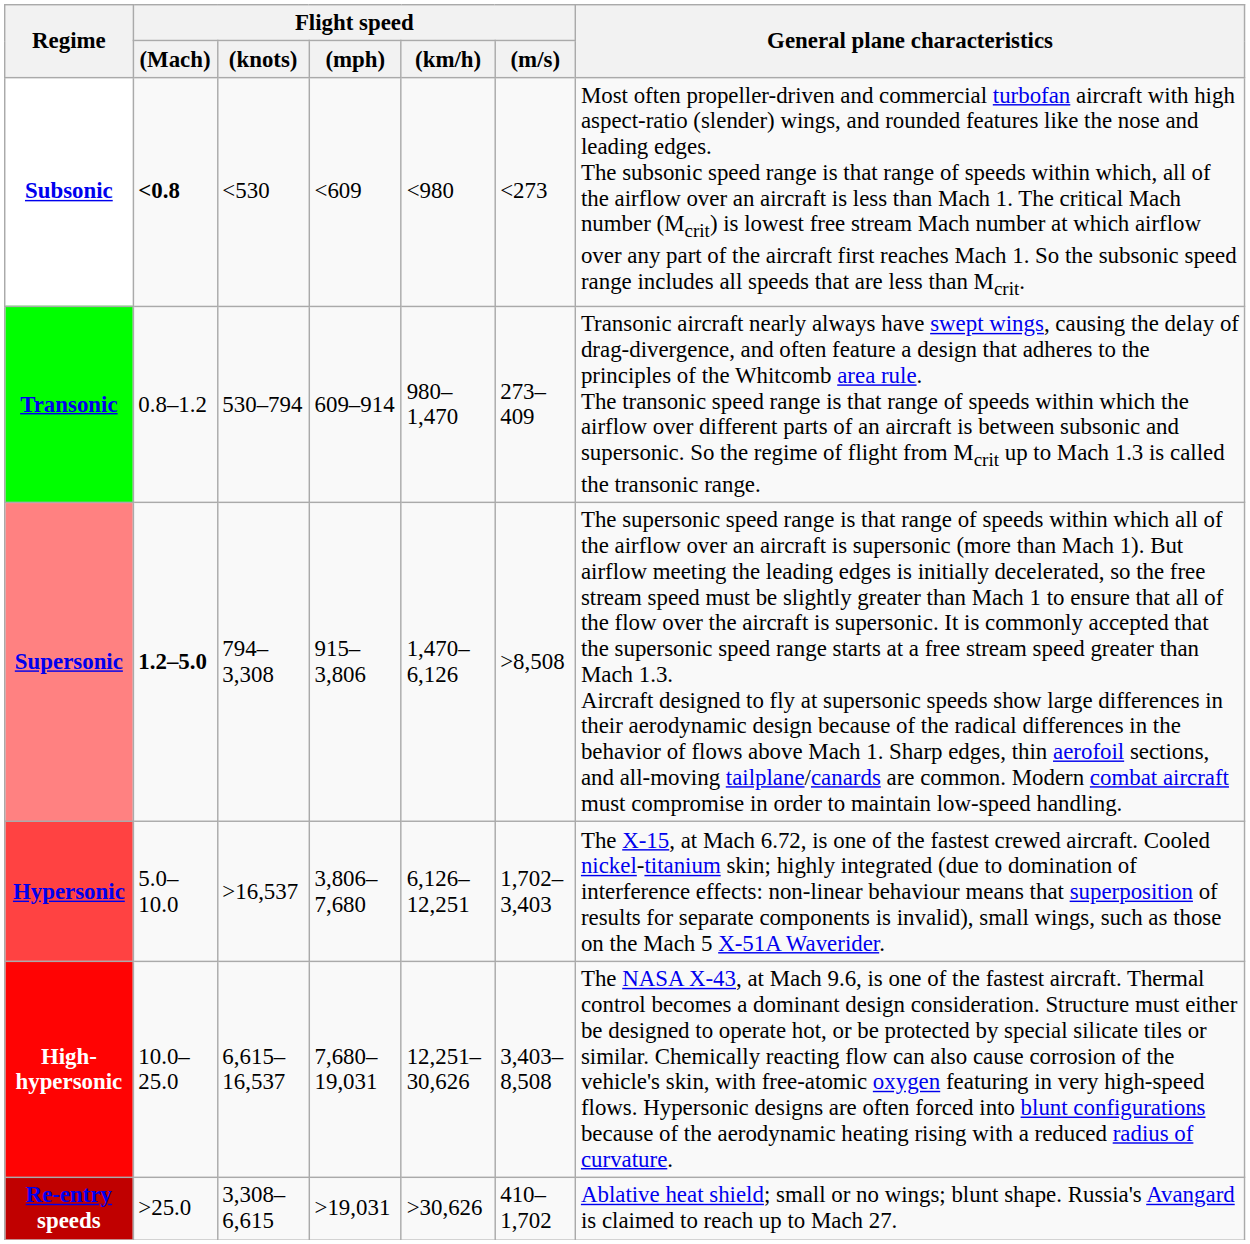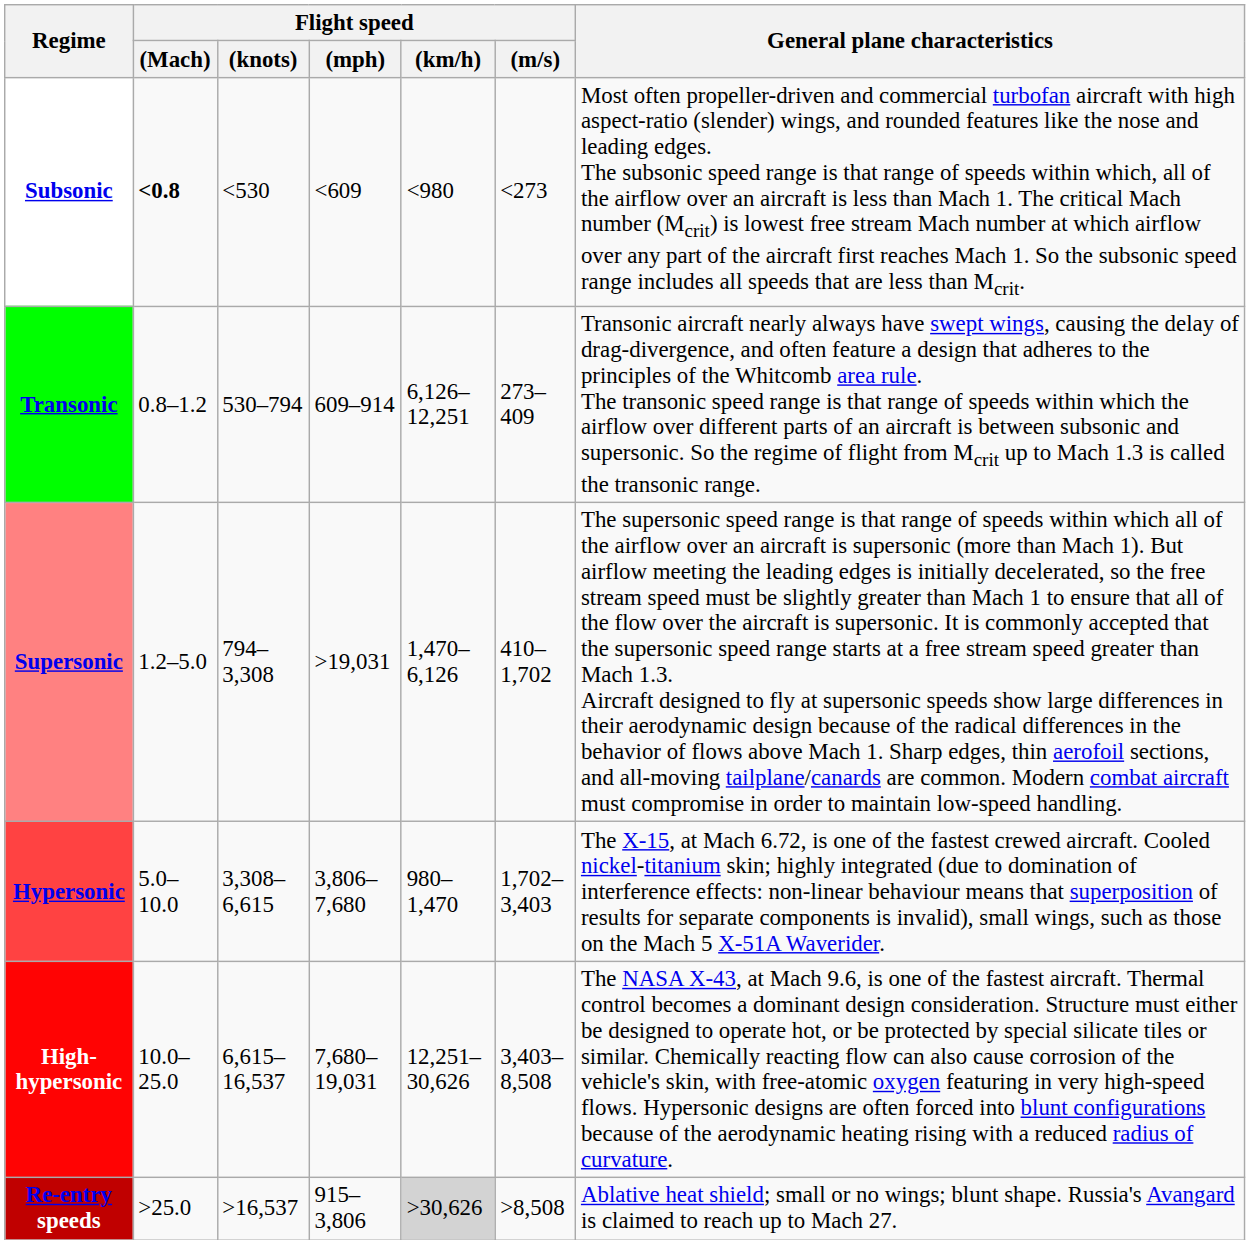(432, 403) 980–1,470 -> (438, 403) 6,126–12,251
(173, 661) bold -> (173, 661) normal
(340, 661) 915–3,806 -> (352, 661) >19,031
(532, 661) >8,508 -> (526, 661) 410–1,702
(260, 891) >16,537 -> (254, 891) 3,308–6,615
(438, 891) 6,126–12,251 -> (432, 891) 980–1,470
(254, 1208) 3,308–6,615 -> (260, 1208) >16,537
(352, 1208) >19,031 -> (340, 1208) 915–3,806
(445, 1208) no background -> (445, 1208) lightgrey background
(526, 1208) 410–1,702 -> (532, 1208) >8,508
